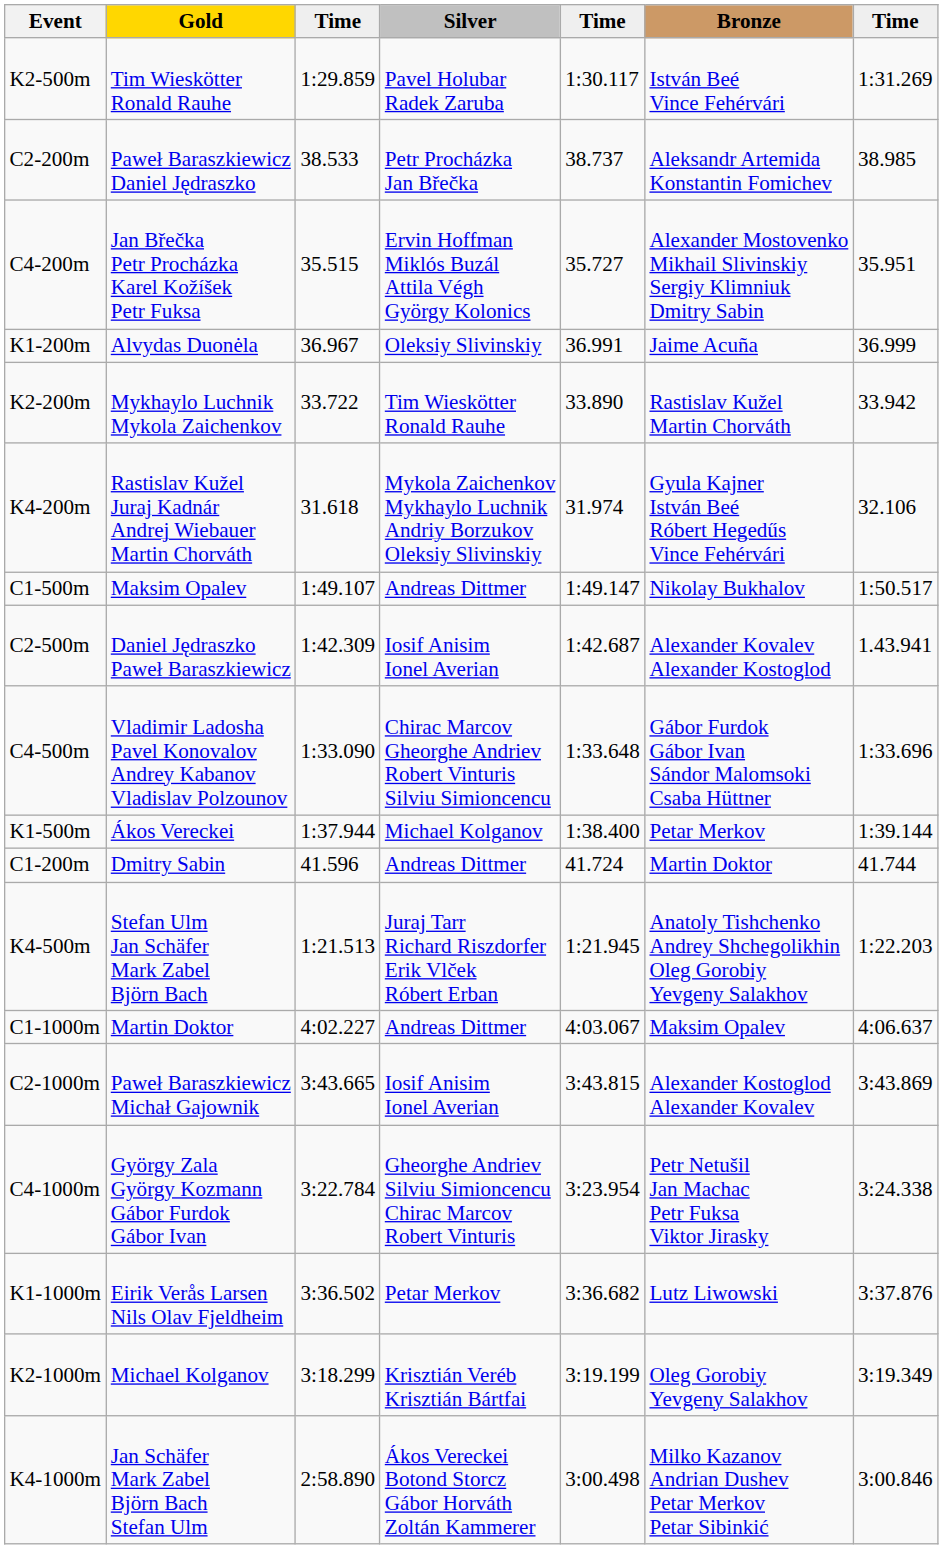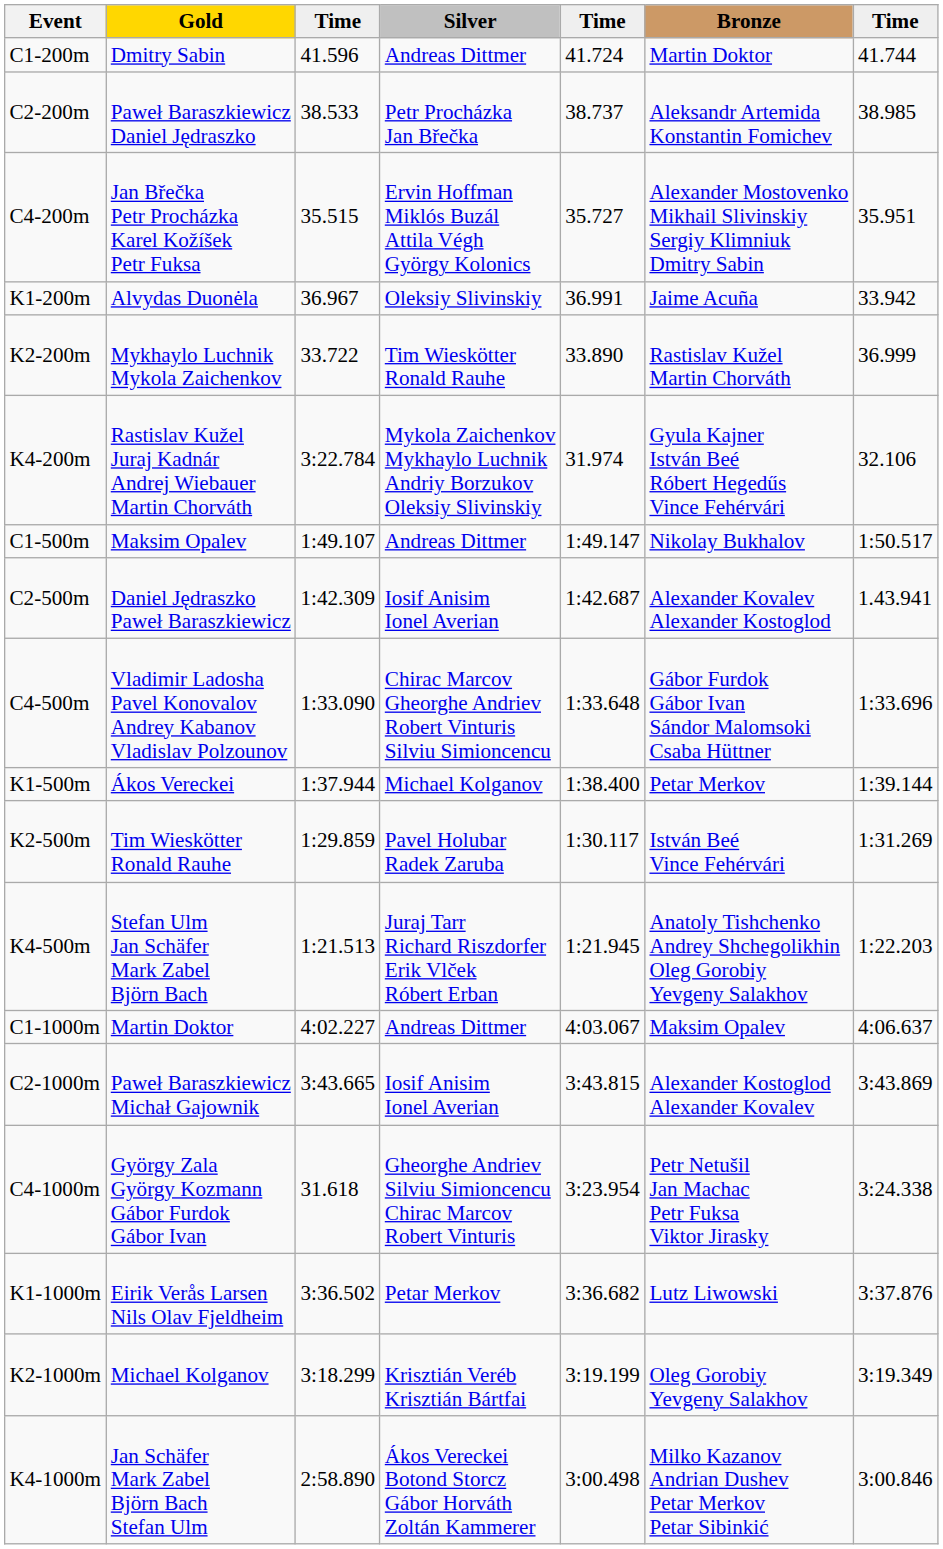rows swapped: (49, 864) <-> (50, 78)
(887, 345) 36.999 -> (887, 297) 33.942
(887, 402) 33.942 -> (887, 355) 36.999
(330, 507) 31.618 -> (338, 459) 3:22.784
(338, 1188) 3:22.784 -> (330, 1188) 31.618
